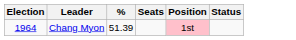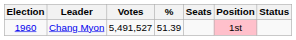+ column: (131, 12)
(26, 27) 1964 -> (26, 27) 1960
